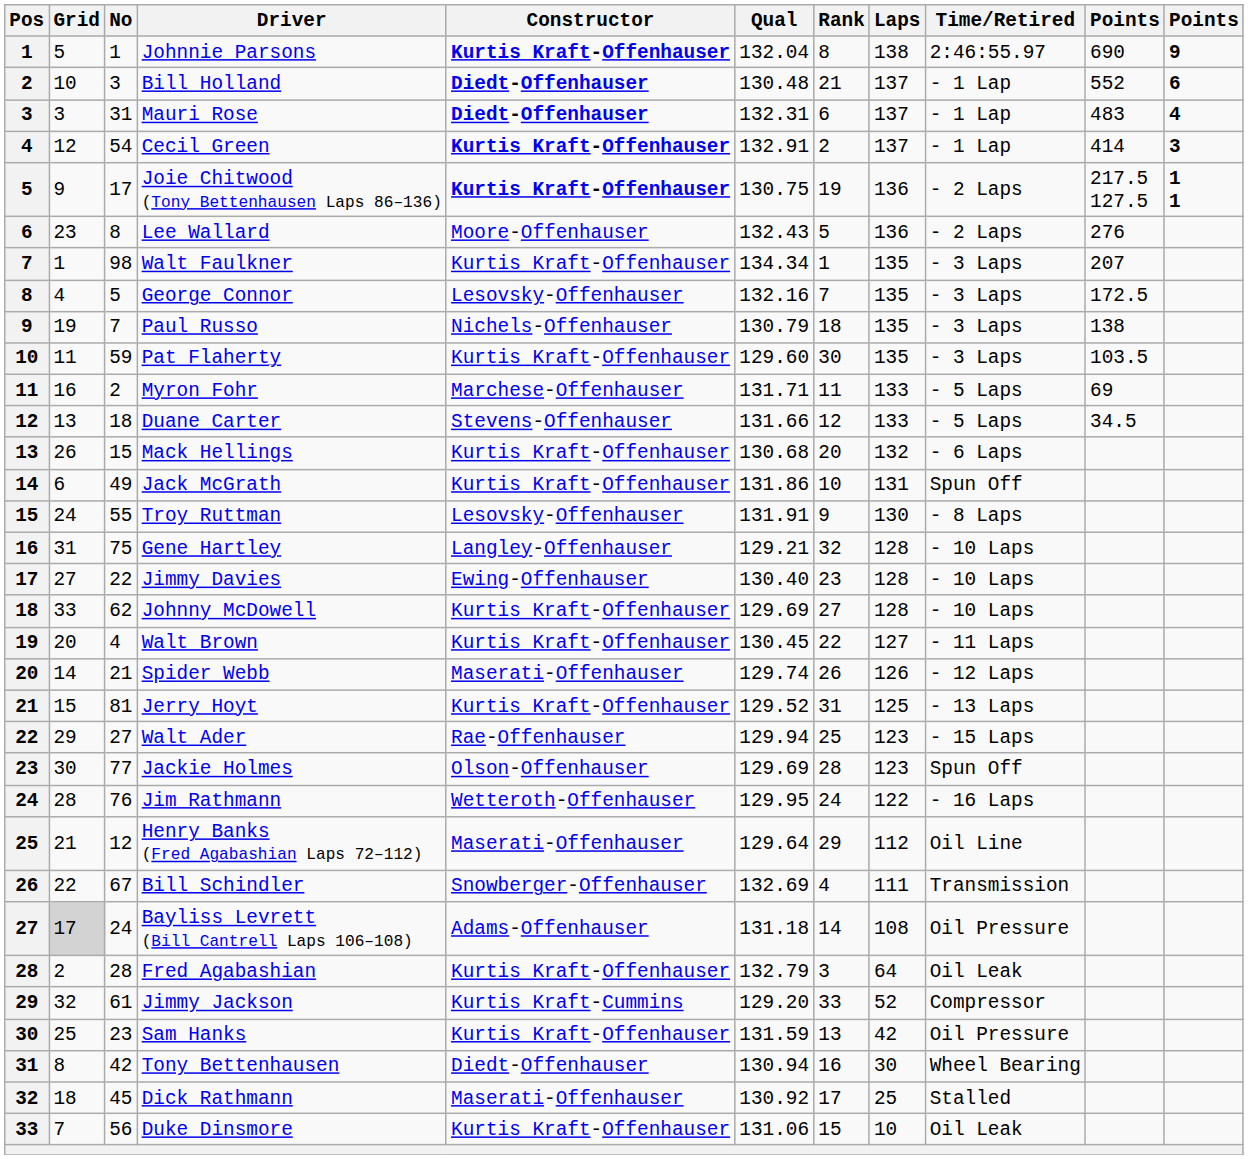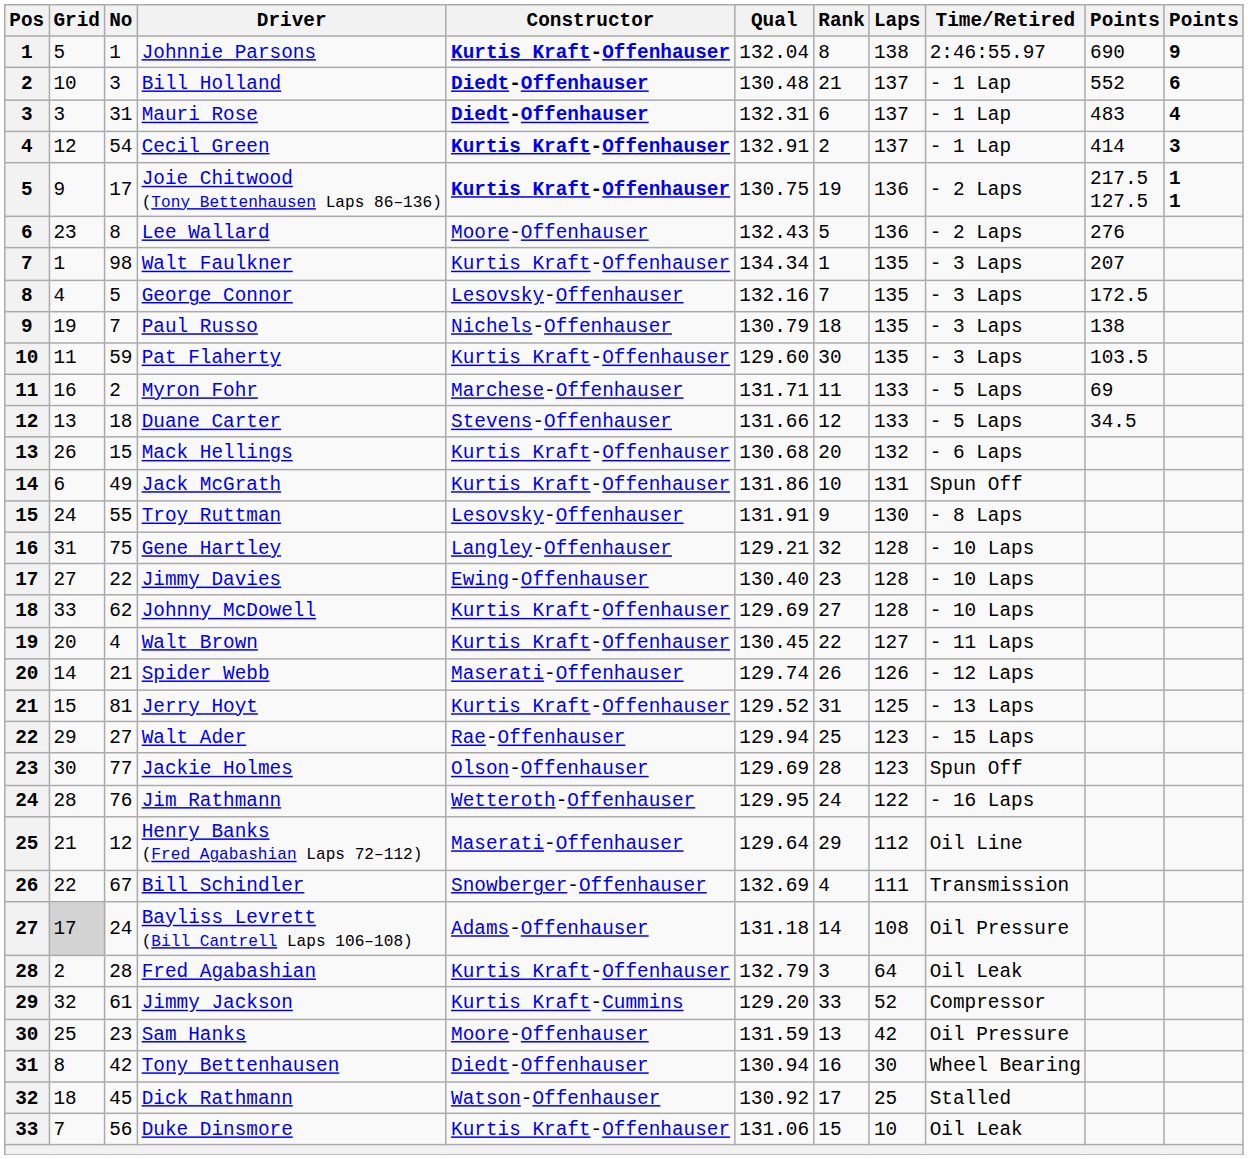(591, 1035) Kurtis Kraft-Offenhauser -> (550, 1035) Moore-Offenhauser
(567, 1098) Maserati-Offenhauser -> (556, 1098) Watson-Offenhauser
